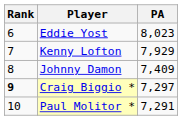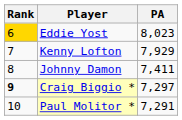(11, 32) no background -> (11, 32) gold background
(157, 69) 7,409 -> (157, 69) 7,411
